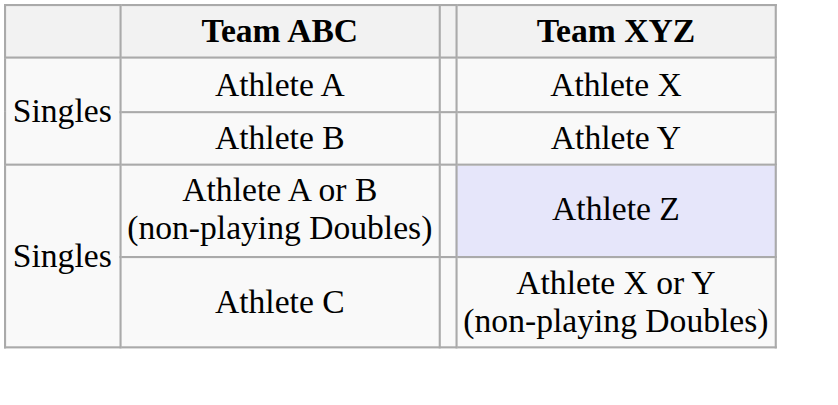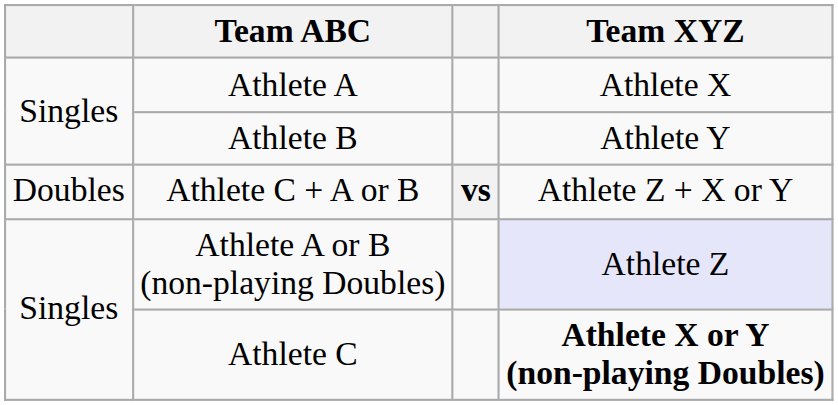+ row: (293, 191)
(616, 300) normal -> (665, 354) bold
